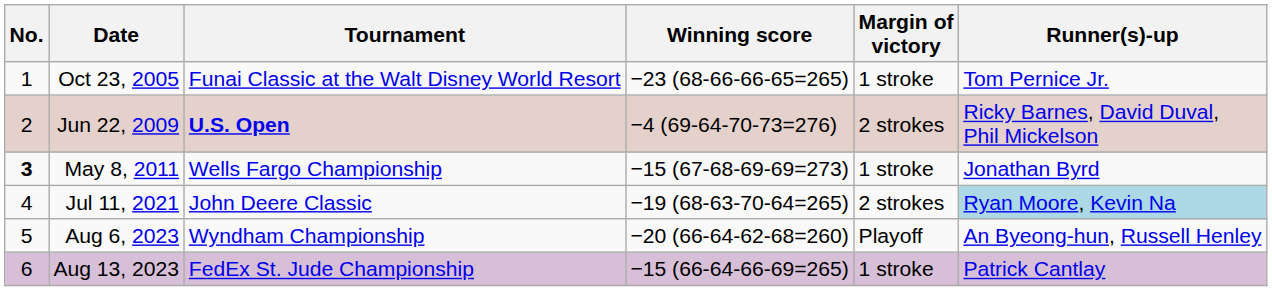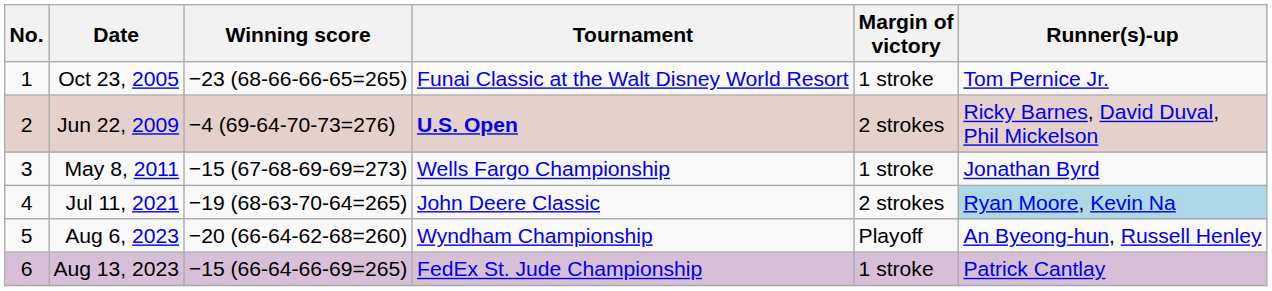columns swapped: (405, 33) <-> (740, 33)
(27, 169) bold -> (27, 169) normal
